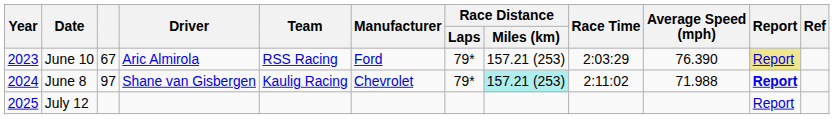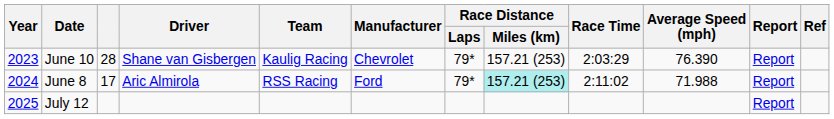(108, 59) 67 -> (108, 59) 28
(161, 59) Aric Almirola -> (189, 59) Shane van Gisbergen
(300, 59) RSS Racing -> (305, 59) Kaulig Racing
(368, 59) Ford -> (384, 59) Chevrolet
(773, 59) khaki background -> (773, 59) no background
(108, 81) 97 -> (108, 81) 17
(189, 81) Shane van Gisbergen -> (161, 81) Aric Almirola
(305, 81) Kaulig Racing -> (300, 81) RSS Racing
(384, 81) Chevrolet -> (368, 81) Ford
(775, 81) bold -> (773, 81) normal
